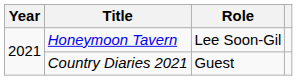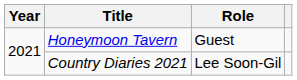(238, 39) Lee Soon-Gil -> (214, 39) Guest
(214, 63) Guest -> (238, 63) Lee Soon-Gil
